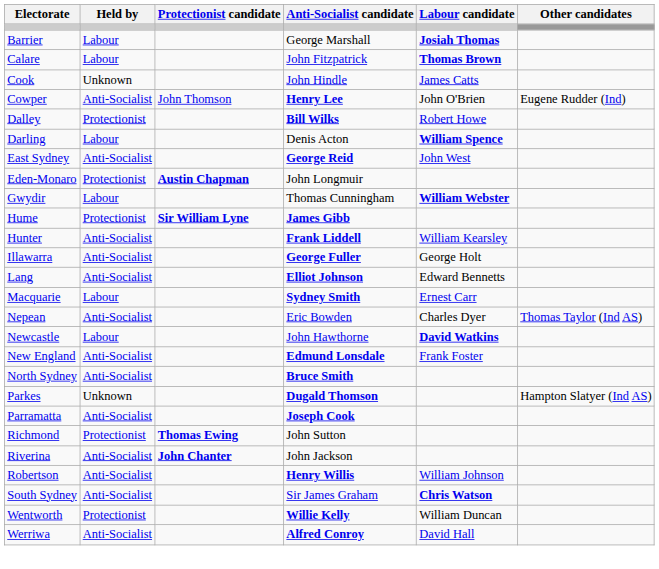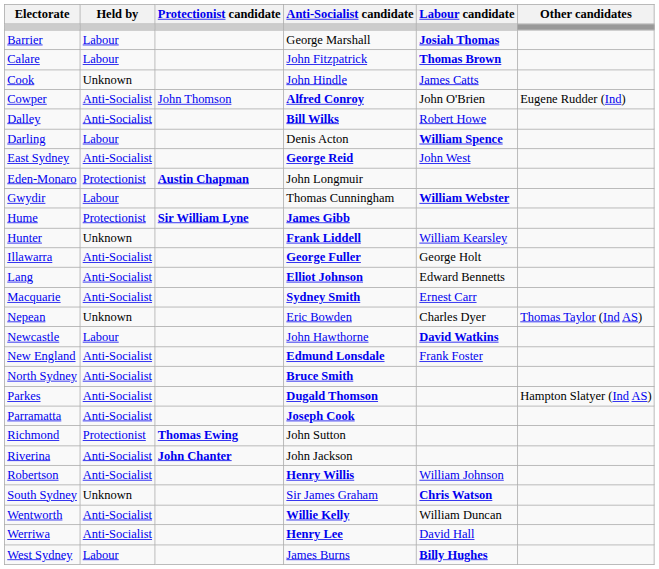(315, 99) Henry Lee -> (325, 99) Alfred Conroy
(114, 119) Protectionist -> (117, 119) Anti-Socialist
(117, 237) Anti-Socialist -> (107, 237) Unknown
(101, 297) Labour -> (117, 297) Anti-Socialist
(117, 317) Anti-Socialist -> (107, 317) Unknown
(107, 396) Unknown -> (117, 396) Anti-Socialist
(117, 495) Anti-Socialist -> (107, 495) Unknown
(114, 514) Protectionist -> (117, 514) Anti-Socialist
(325, 534) Alfred Conroy -> (315, 534) Henry Lee
+ row: (40, 554)
